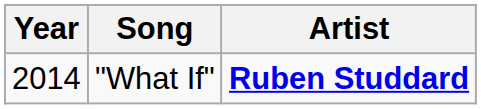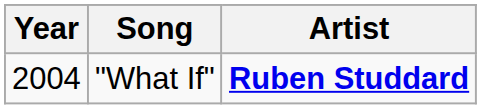(46, 77) 2014 -> (46, 77) 2004
